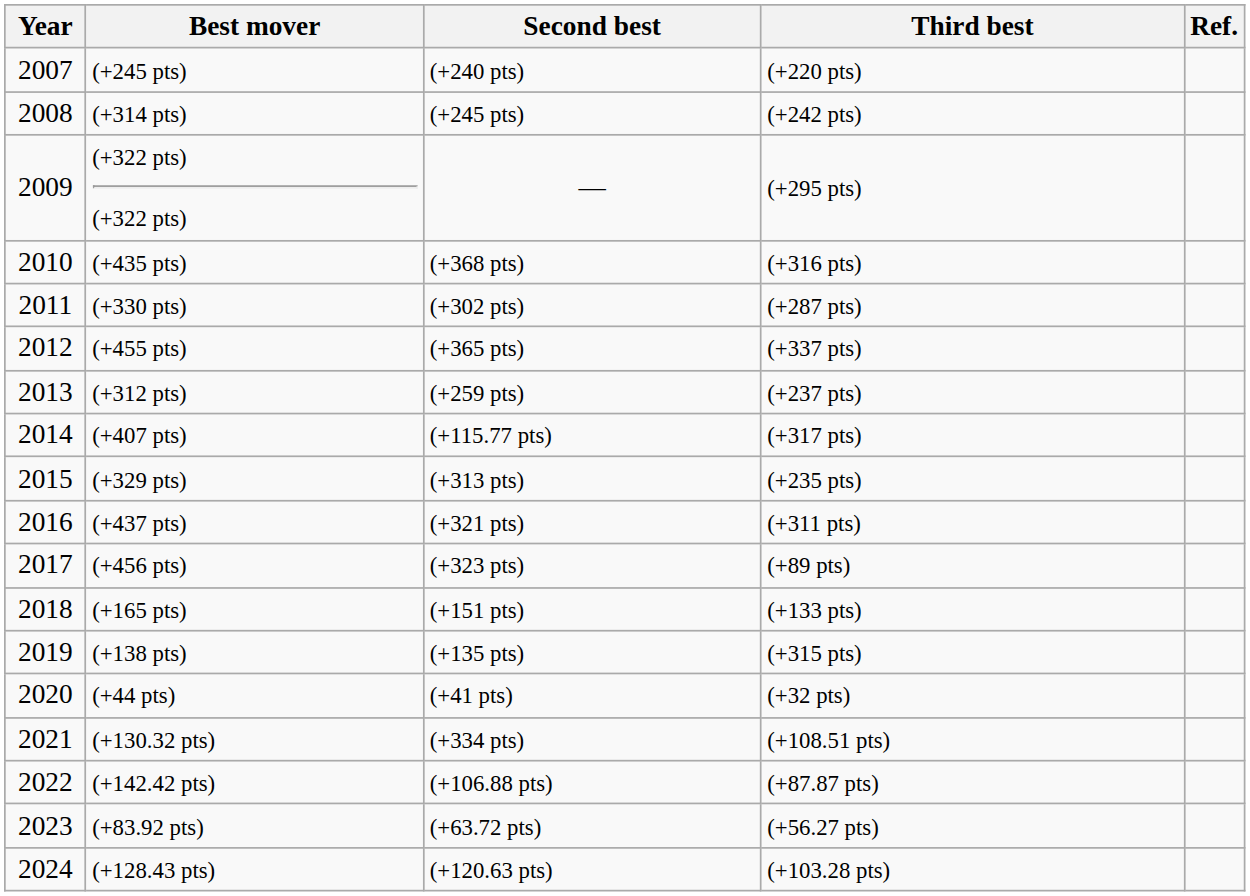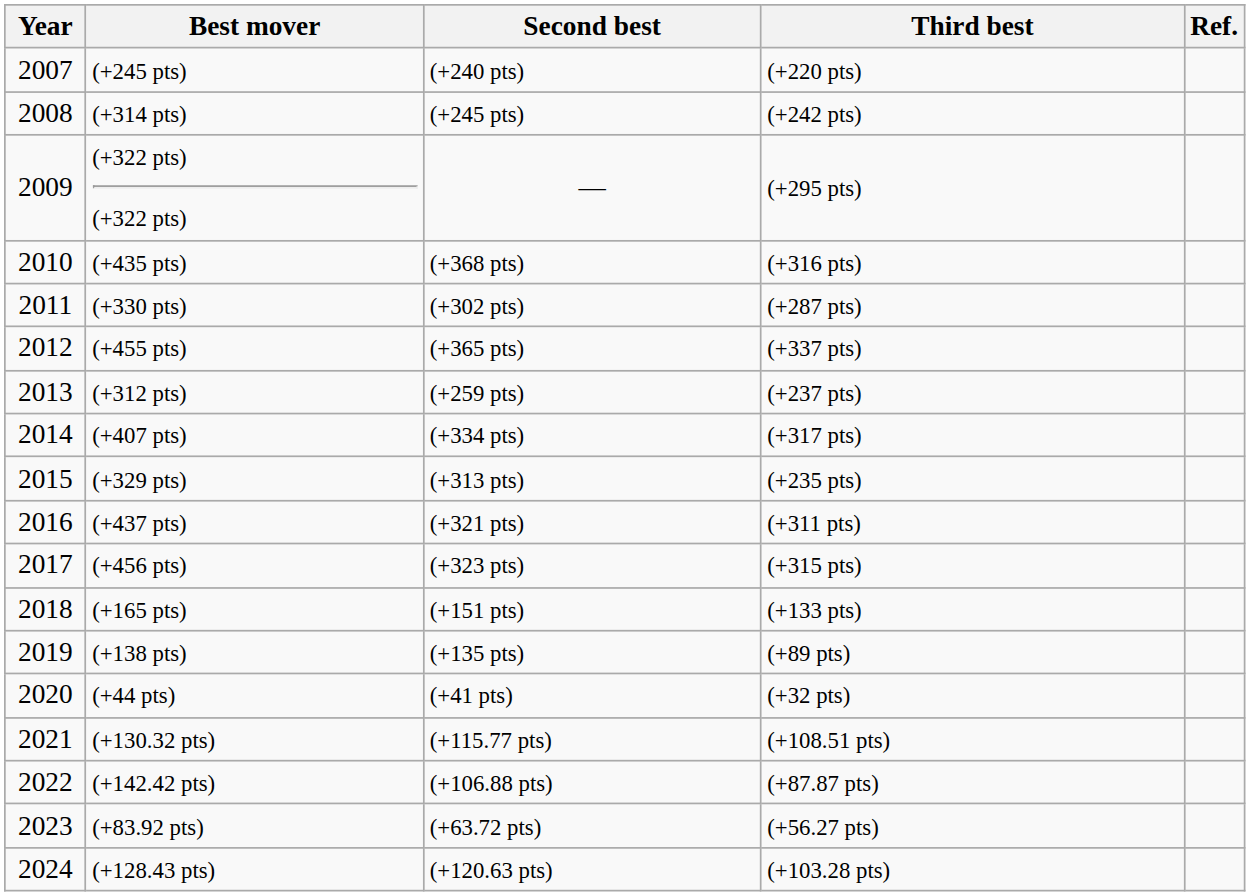(491, 436) (+115.77 pts) -> (477, 436) (+334 pts)
(809, 566) (+89 pts) -> (814, 566) (+315 pts)
(814, 653) (+315 pts) -> (809, 653) (+89 pts)
(477, 740) (+334 pts) -> (491, 740) (+115.77 pts)
